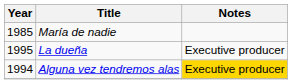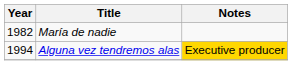(20, 32) 1985 -> (20, 32) 1982
- row: (63, 50)
